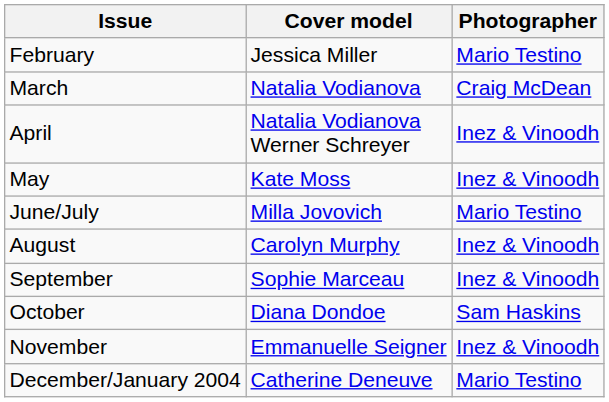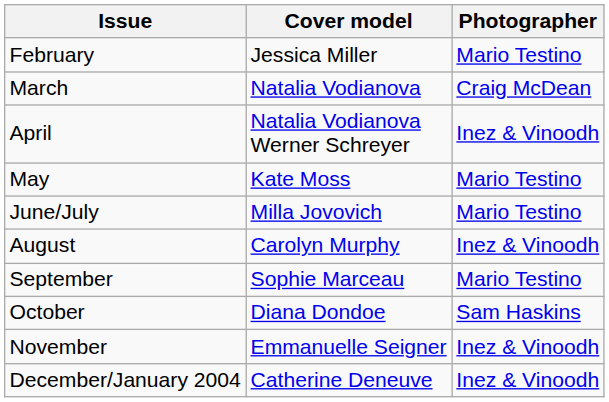(528, 178) Inez & Vinoodh -> (519, 178) Mario Testino
(528, 279) Inez & Vinoodh -> (519, 279) Mario Testino
(519, 379) Mario Testino -> (528, 379) Inez & Vinoodh
